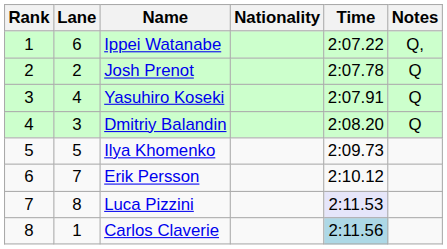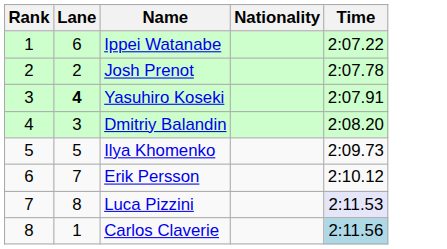- column: (415, 17)
(77, 97) normal -> (77, 97) bold
